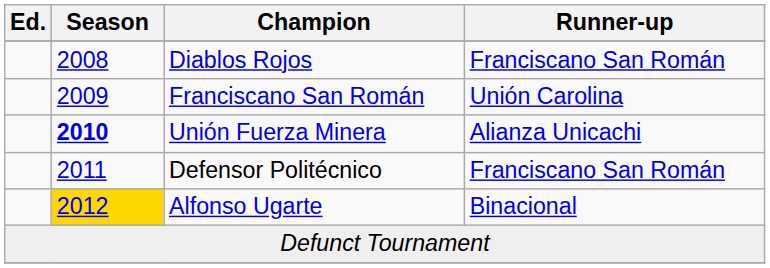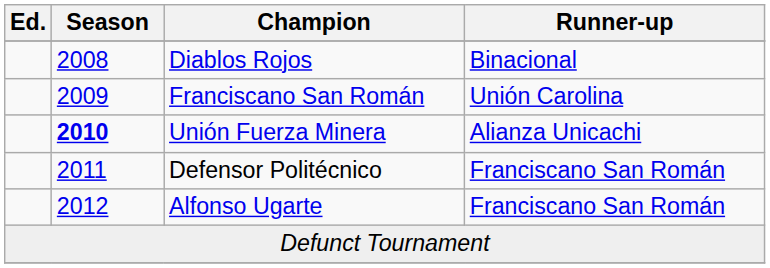(597, 59) Franciscano San Román -> (523, 59) Binacional
(83, 206) gold background -> (83, 206) no background
(523, 206) Binacional -> (597, 206) Franciscano San Román
